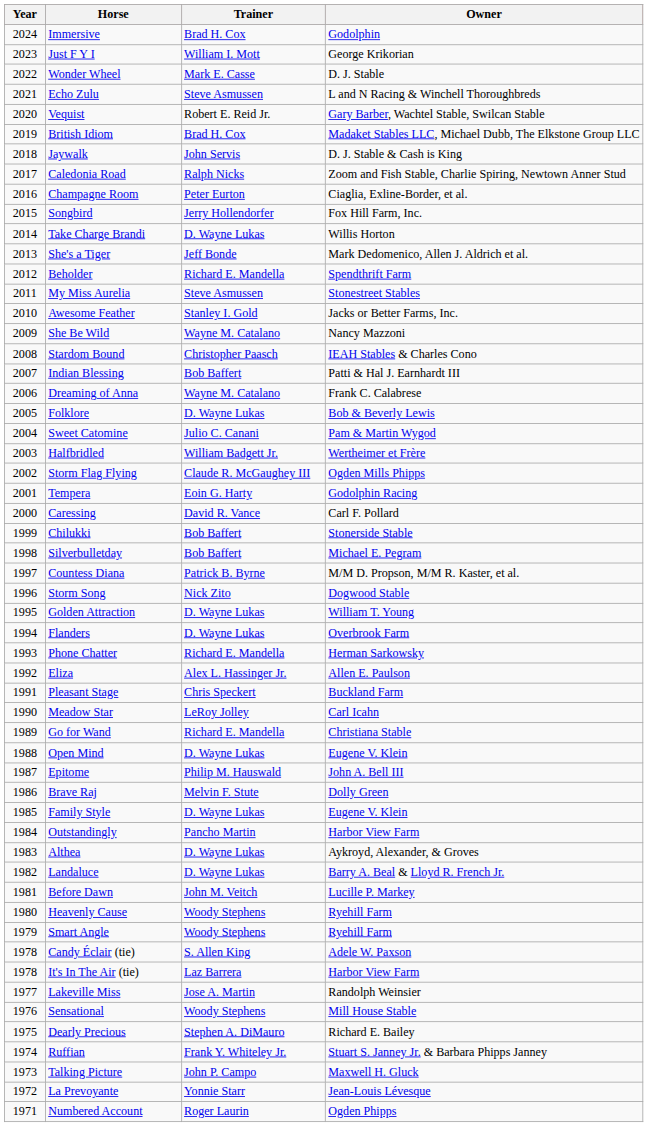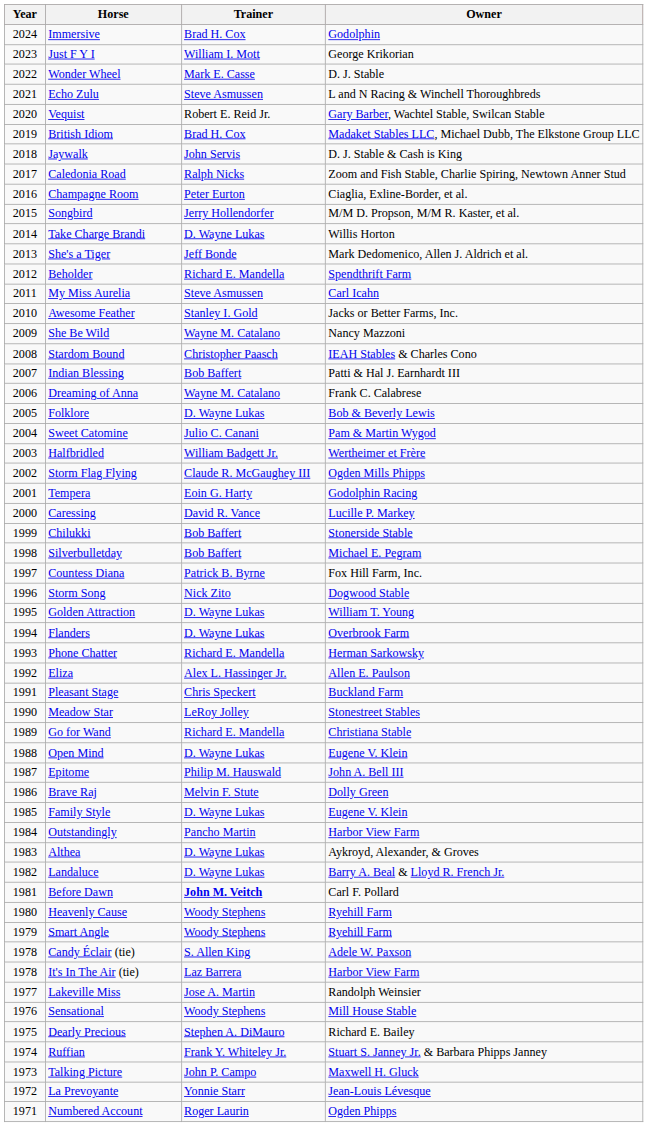(375, 214) Fox Hill Farm, Inc. -> (424, 214) M/M D. Propson, M/M R. Kaster, et al.
(374, 294) Stonestreet Stables -> (354, 294) Carl Icahn
(364, 513) Carl F. Pollard -> (371, 513) Lucille P. Markey
(424, 573) M/M D. Propson, M/M R. Kaster, et al. -> (375, 573) Fox Hill Farm, Inc.
(354, 713) Carl Icahn -> (374, 713) Stonestreet Stables
(221, 892) normal -> (223, 892) bold
(371, 892) Lucille P. Markey -> (364, 892) Carl F. Pollard
